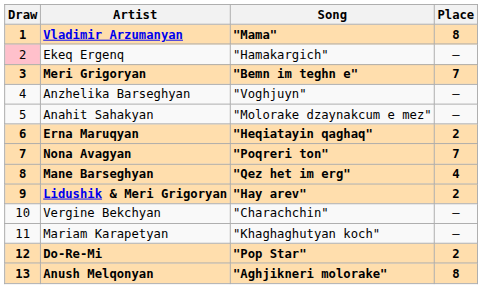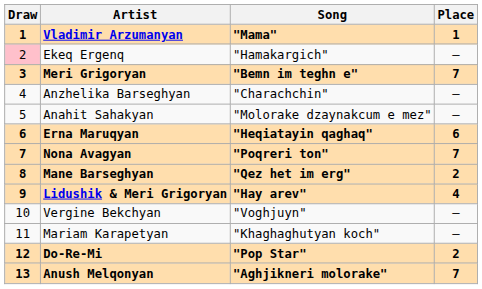(456, 34) 8 -> (456, 34) 1
(270, 94) "Voghjuyn" -> (281, 94) "Charachchin"
(456, 134) 2 -> (456, 134) 6
(456, 174) 4 -> (456, 174) 2
(456, 194) 2 -> (456, 194) 4
(281, 214) "Charachchin" -> (270, 214) "Voghjuyn"
(456, 273) 8 -> (456, 273) 7
